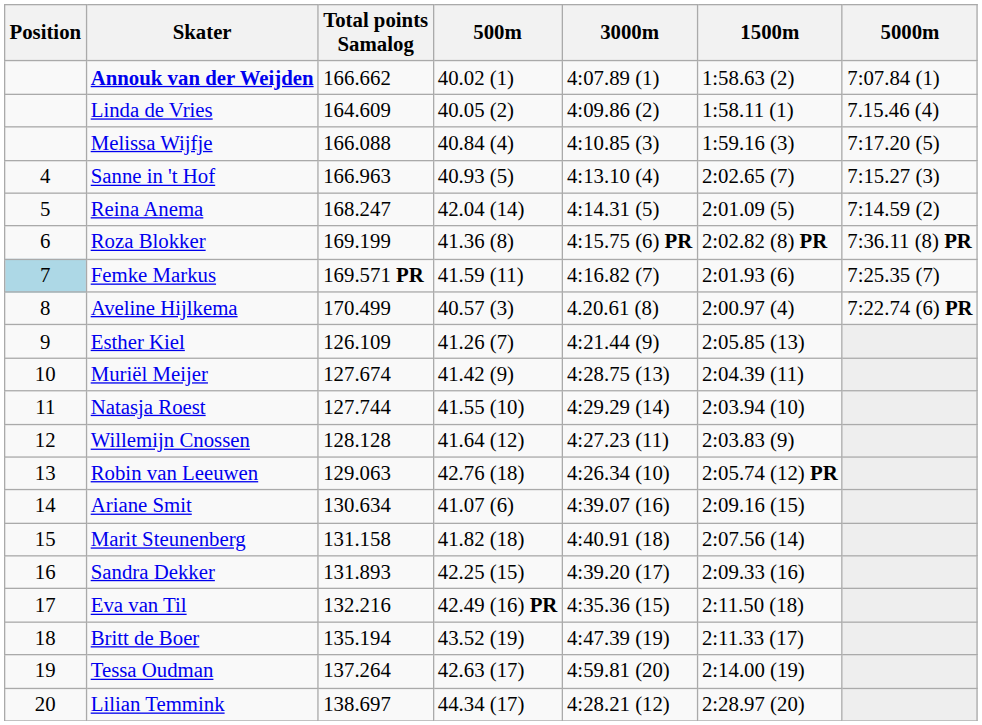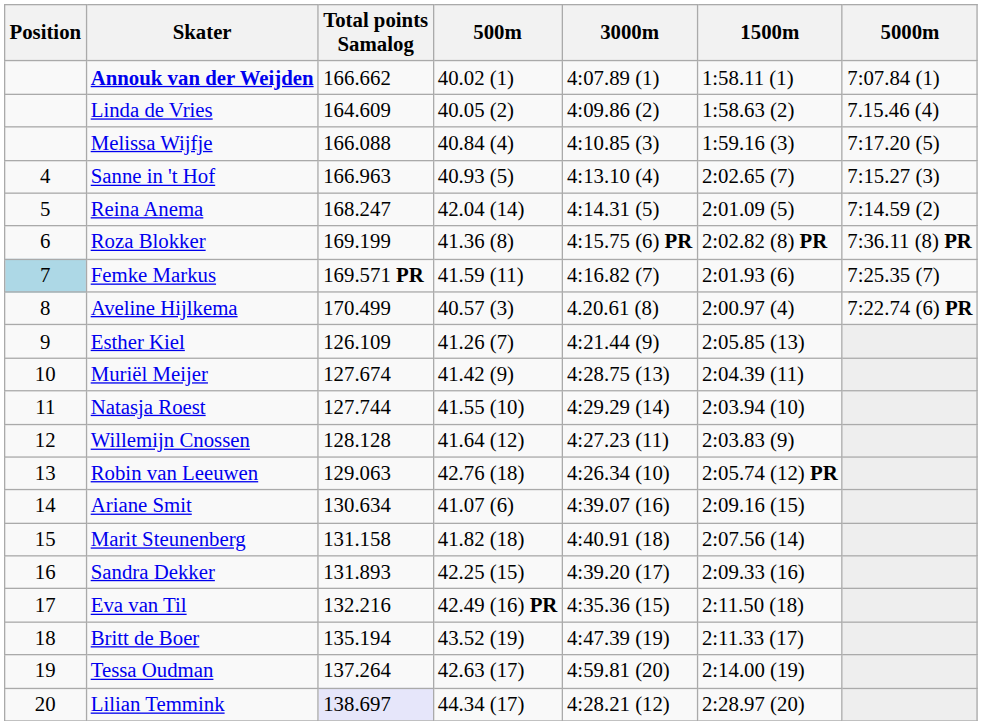(748, 77) 1:58.63 (2) -> (748, 77) 1:58.11 (1)
(748, 110) 1:58.11 (1) -> (748, 110) 1:58.63 (2)
(357, 704) no background -> (357, 704) lavender background
